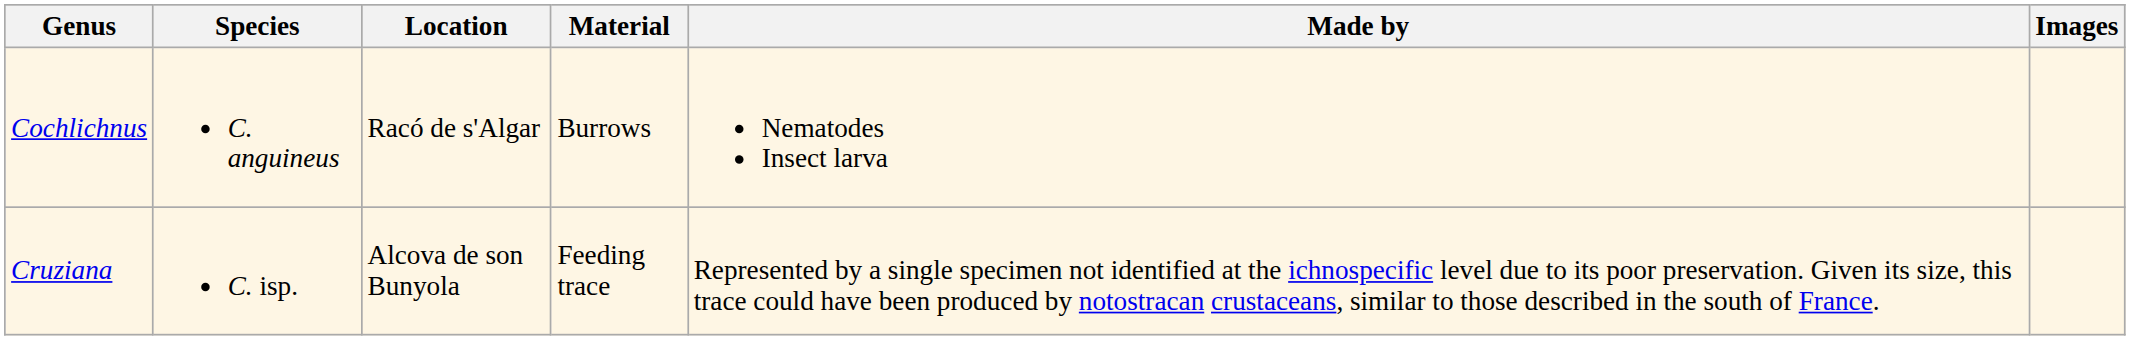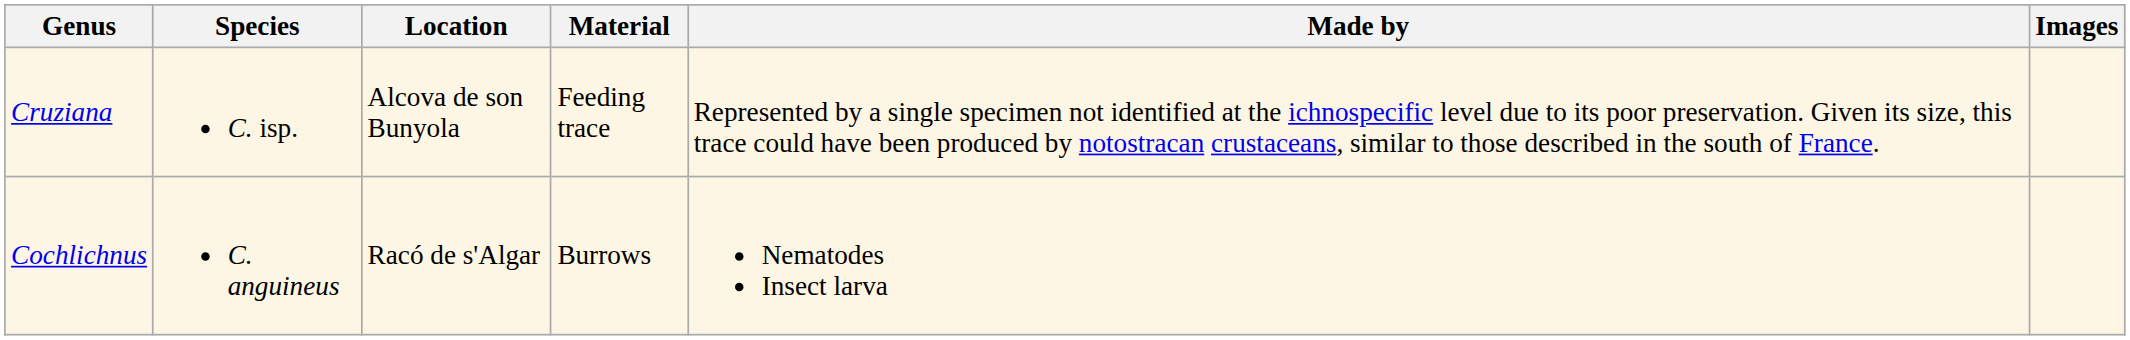rows swapped: (79, 127) <-> (62, 270)
